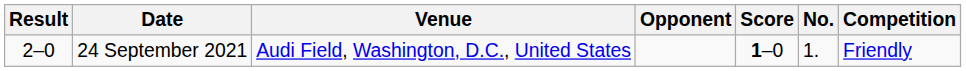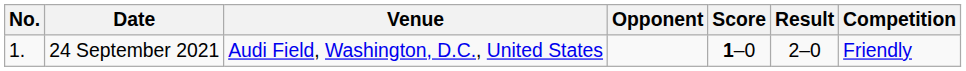columns swapped: (819, 19) <-> (39, 19)
